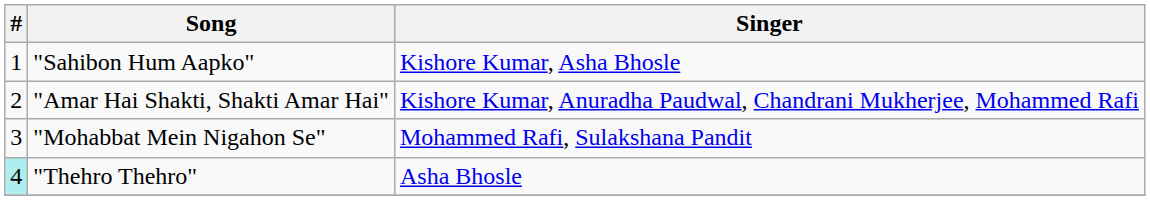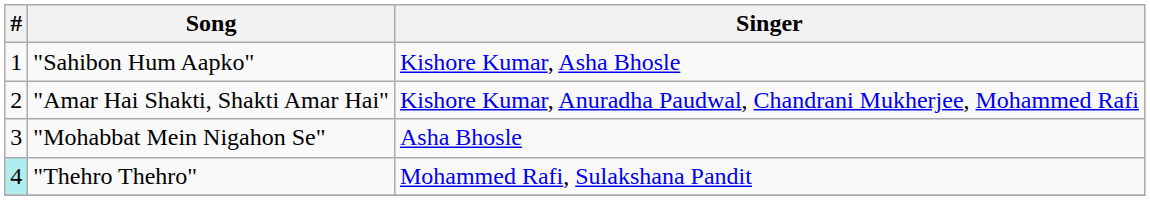(576, 137) Mohammed Rafi, Sulakshana Pandit -> (461, 137) Asha Bhosle
(461, 175) Asha Bhosle -> (576, 175) Mohammed Rafi, Sulakshana Pandit
